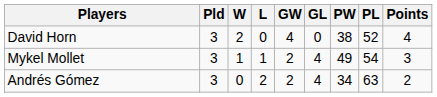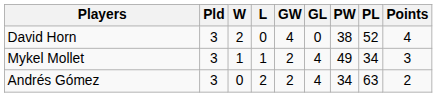(371, 59) 54 -> (371, 59) 34
